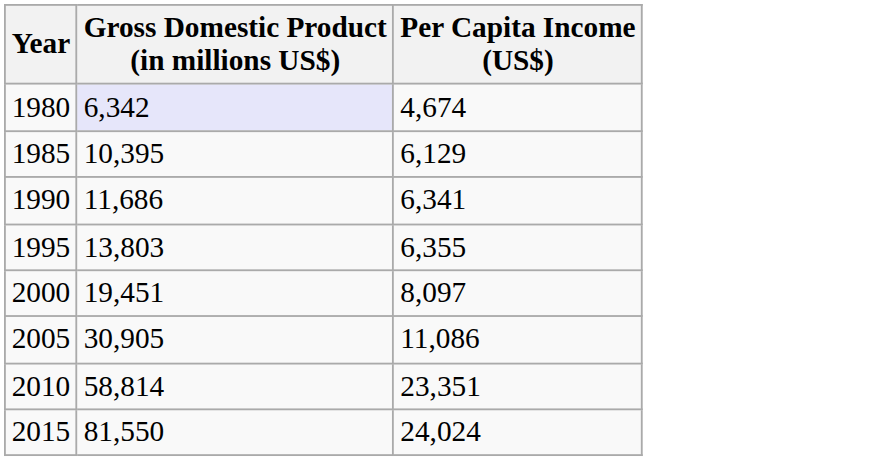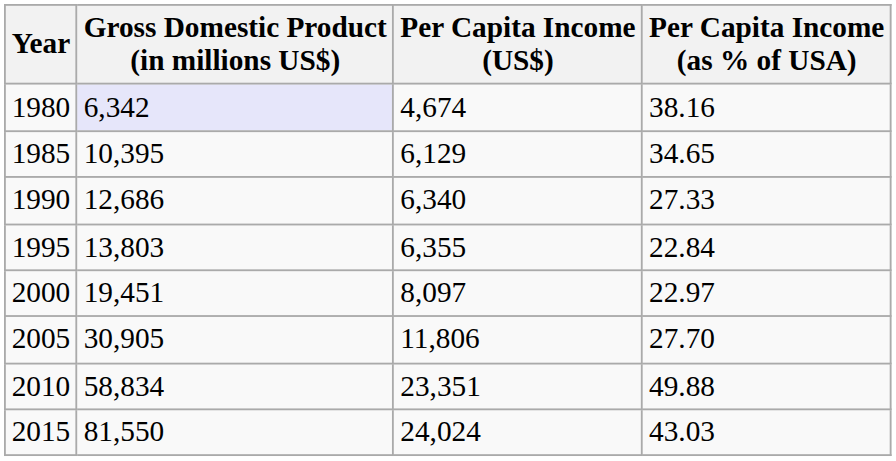+ column: (767, 44)
(123, 199) 11,686 -> (124, 199) 12,686
(433, 199) 6,341 -> (433, 199) 6,340
(440, 339) 11,086 -> (440, 339) 11,806
(124, 385) 58,814 -> (124, 385) 58,834
